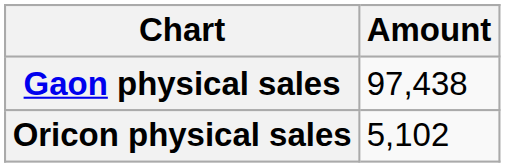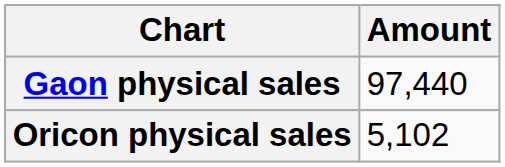(417, 82) 97,438 -> (417, 82) 97,440
